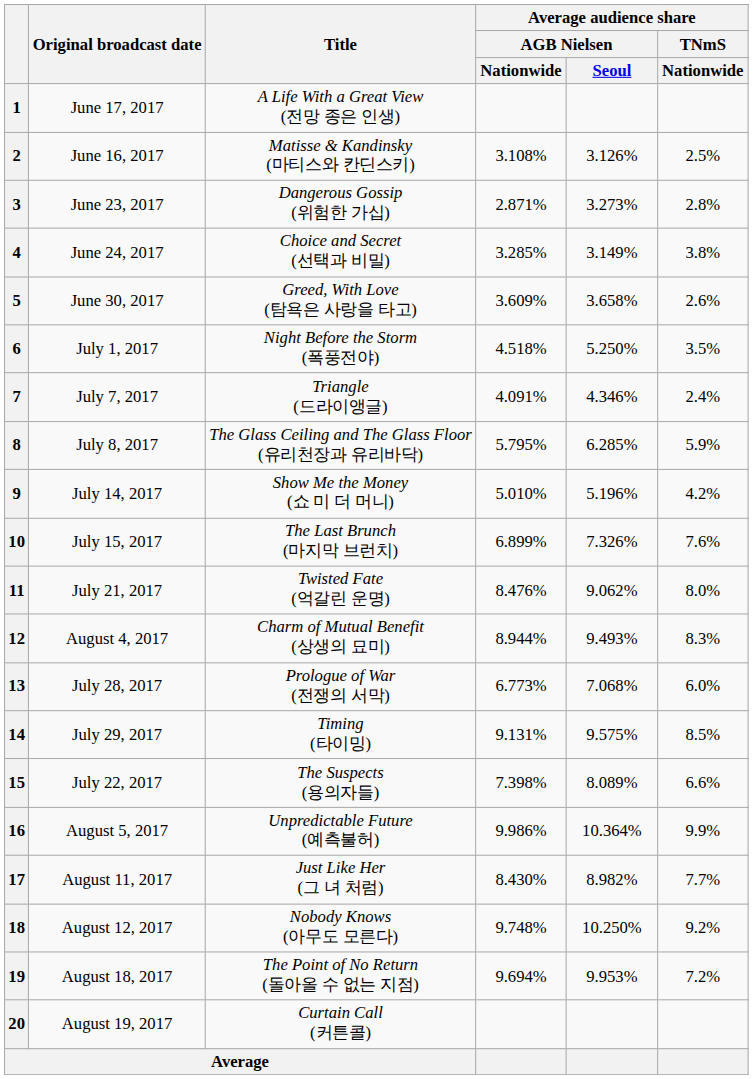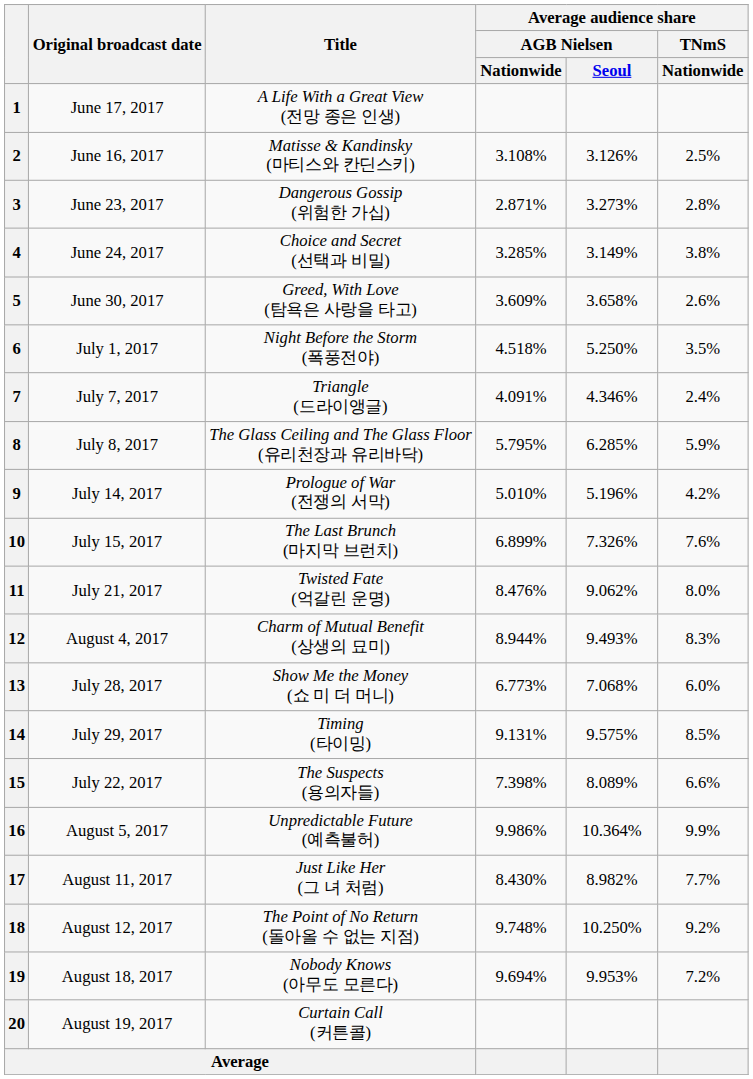(340, 492) Show Me the Money (쇼 미 더 머니) -> (340, 492) Prologue of War (전쟁의 서막)
(340, 685) Prologue of War (전쟁의 서막) -> (340, 685) Show Me the Money (쇼 미 더 머니)
(340, 926) Nobody Knows (아무도 모른다) -> (340, 926) The Point of No Return (돌아올 수 없는 지점)
(340, 974) The Point of No Return (돌아올 수 없는 지점) -> (340, 974) Nobody Knows (아무도 모른다)
